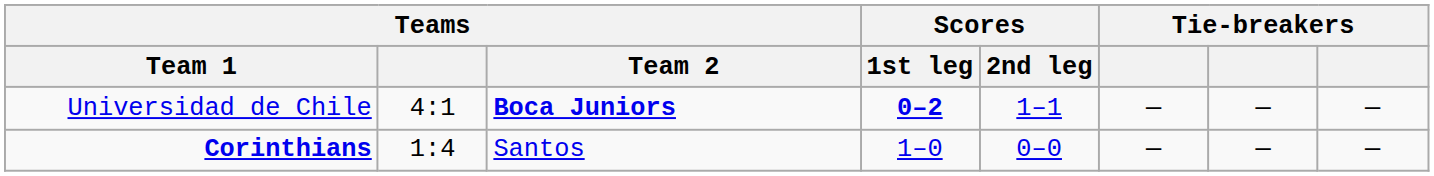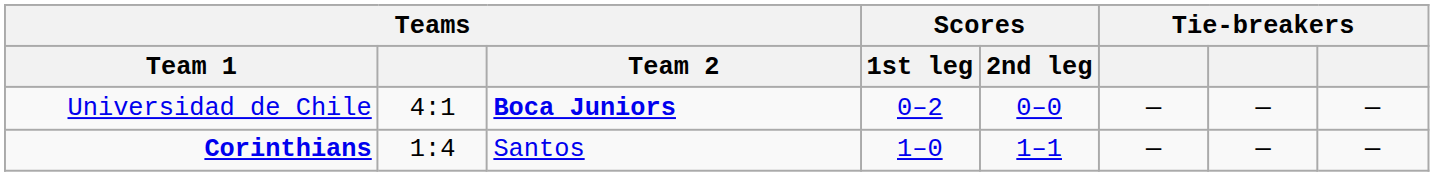(920, 108) bold -> (920, 108) normal
(1039, 108) 1–1 -> (1039, 108) 0–0
(1039, 150) 0–0 -> (1039, 150) 1–1
